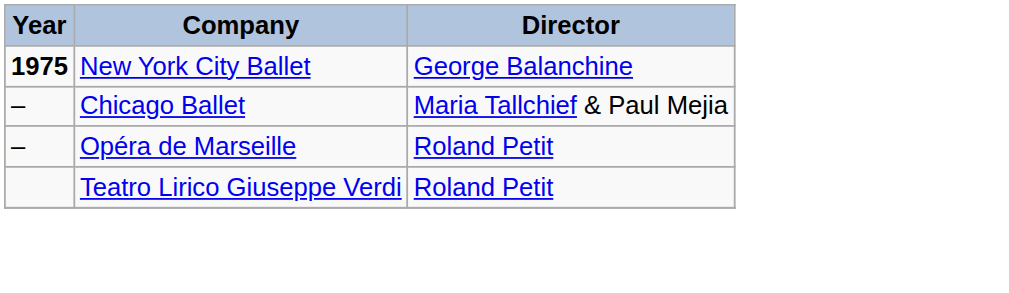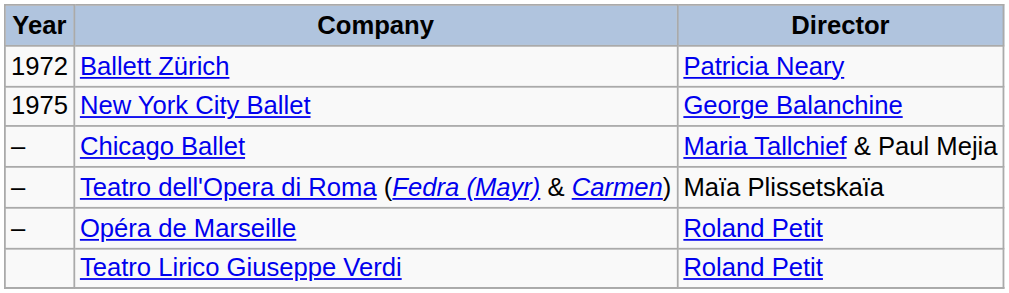+ row: (155, 66)
(39, 66) bold -> (39, 107) normal
+ row: (376, 188)
